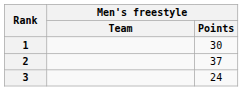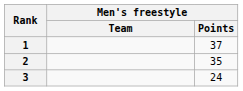(216, 45) 30 -> (216, 45) 37
(216, 61) 37 -> (216, 61) 35
